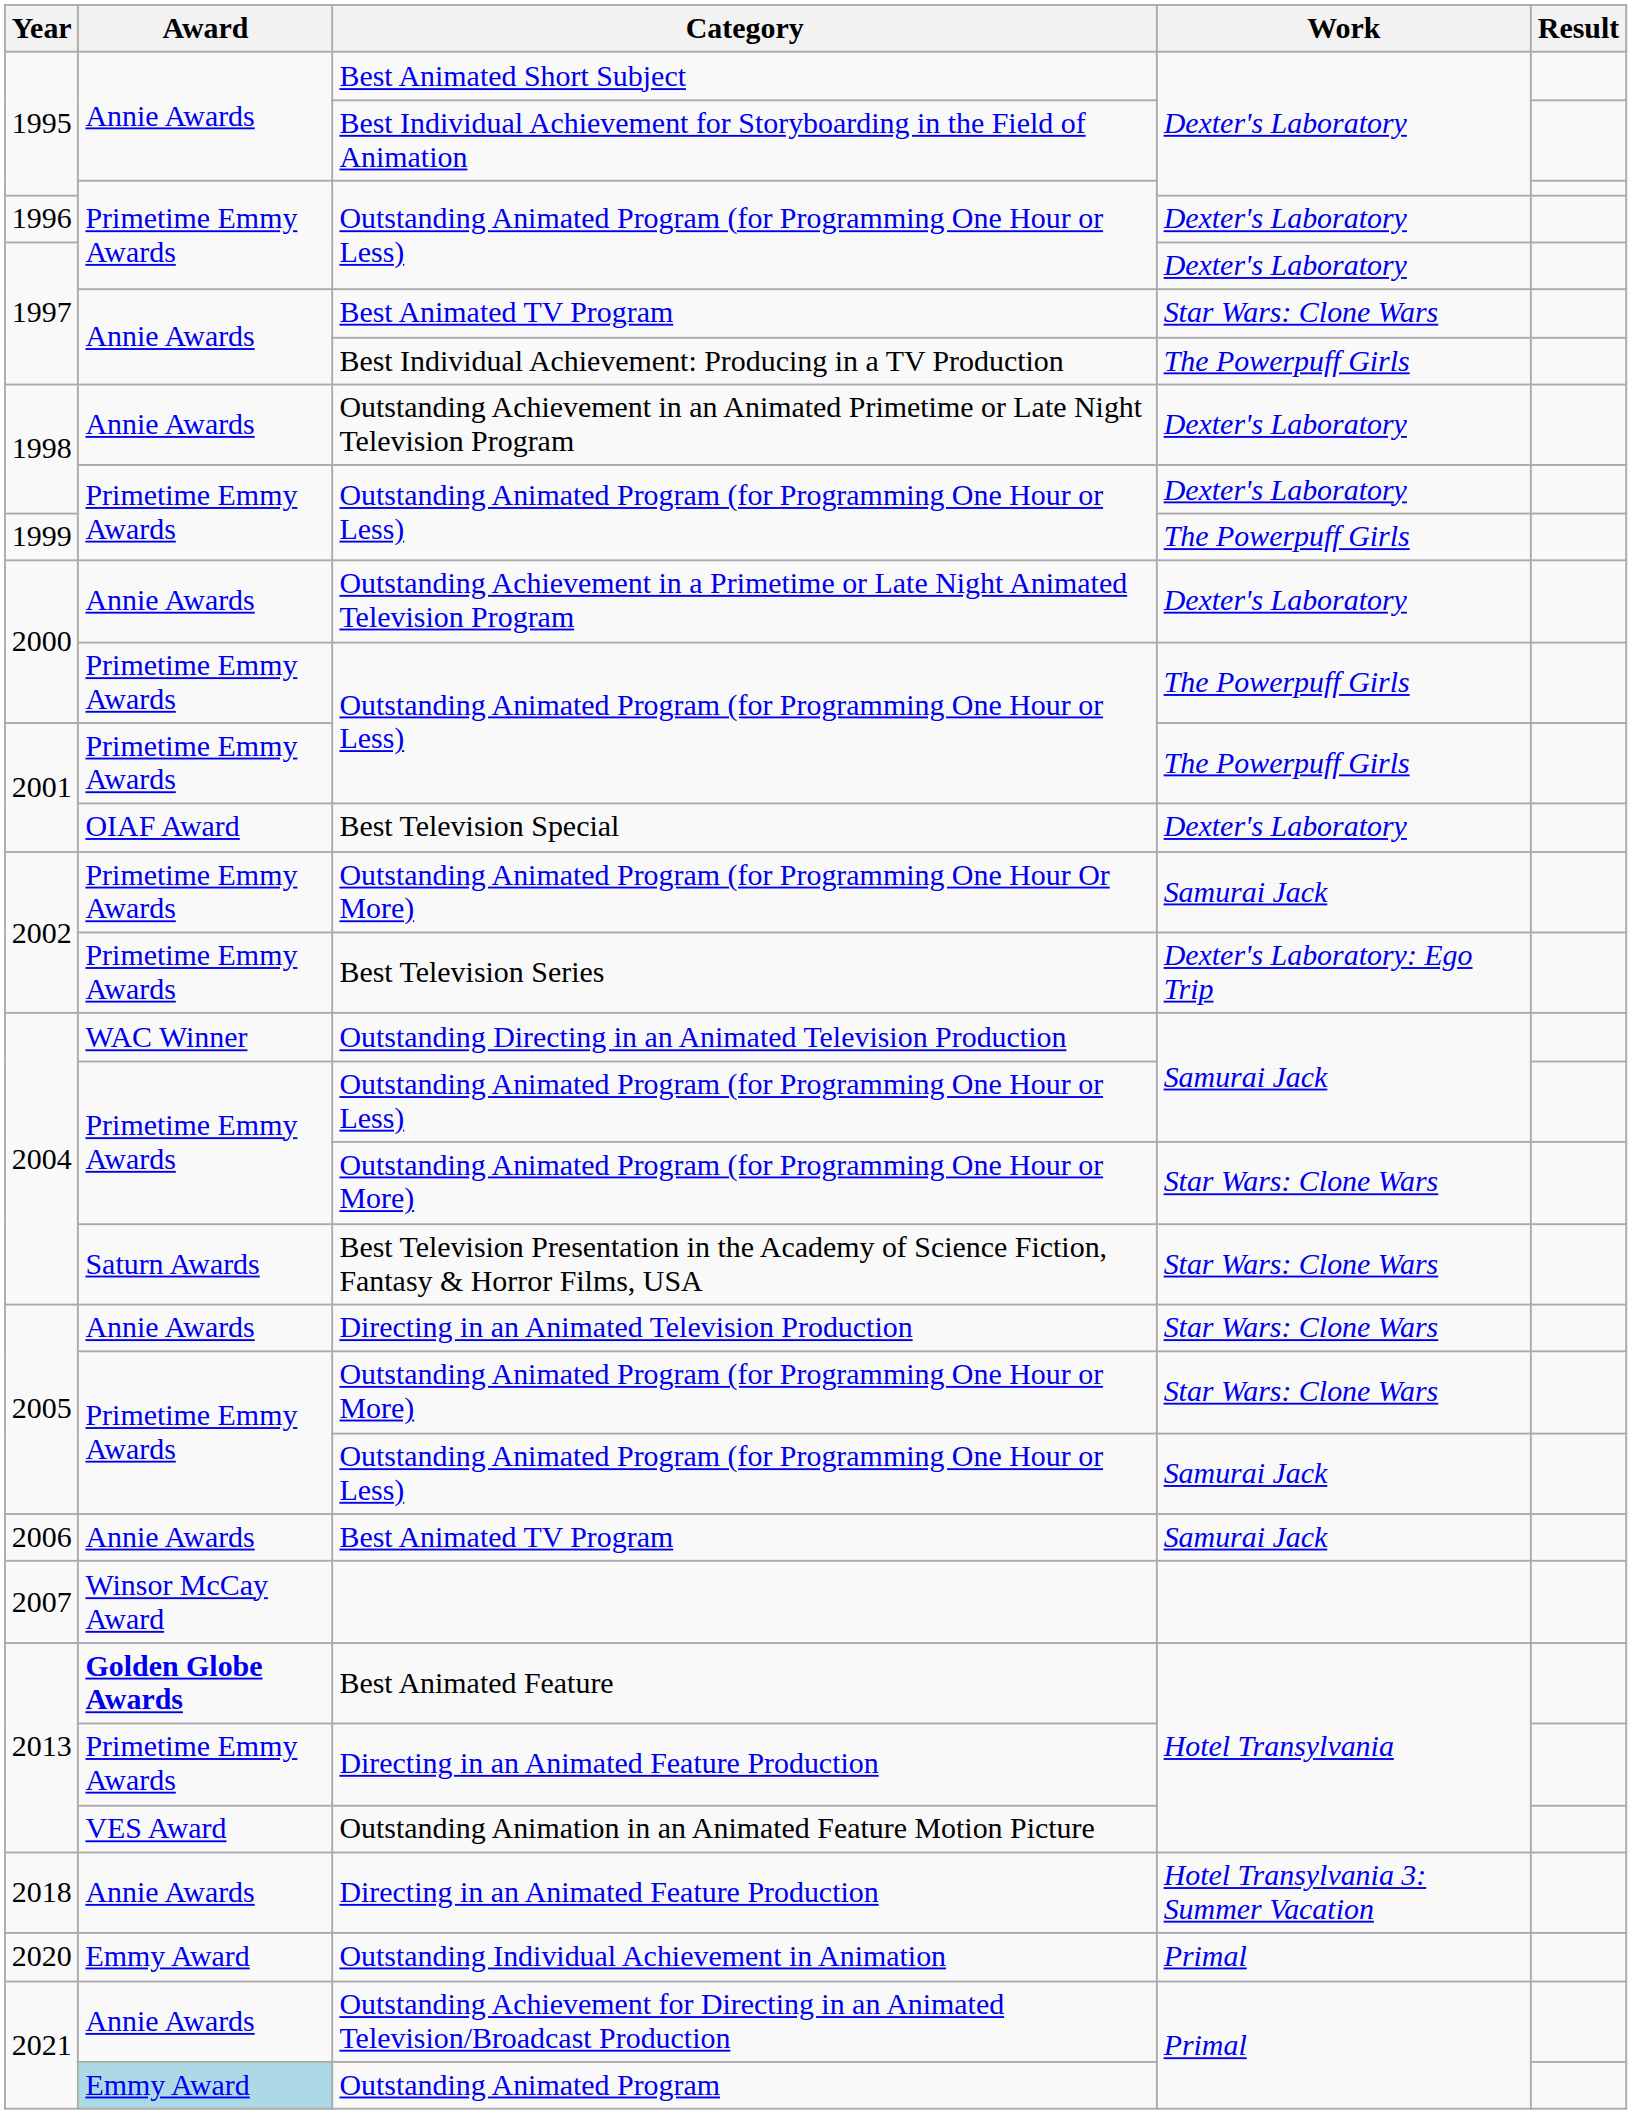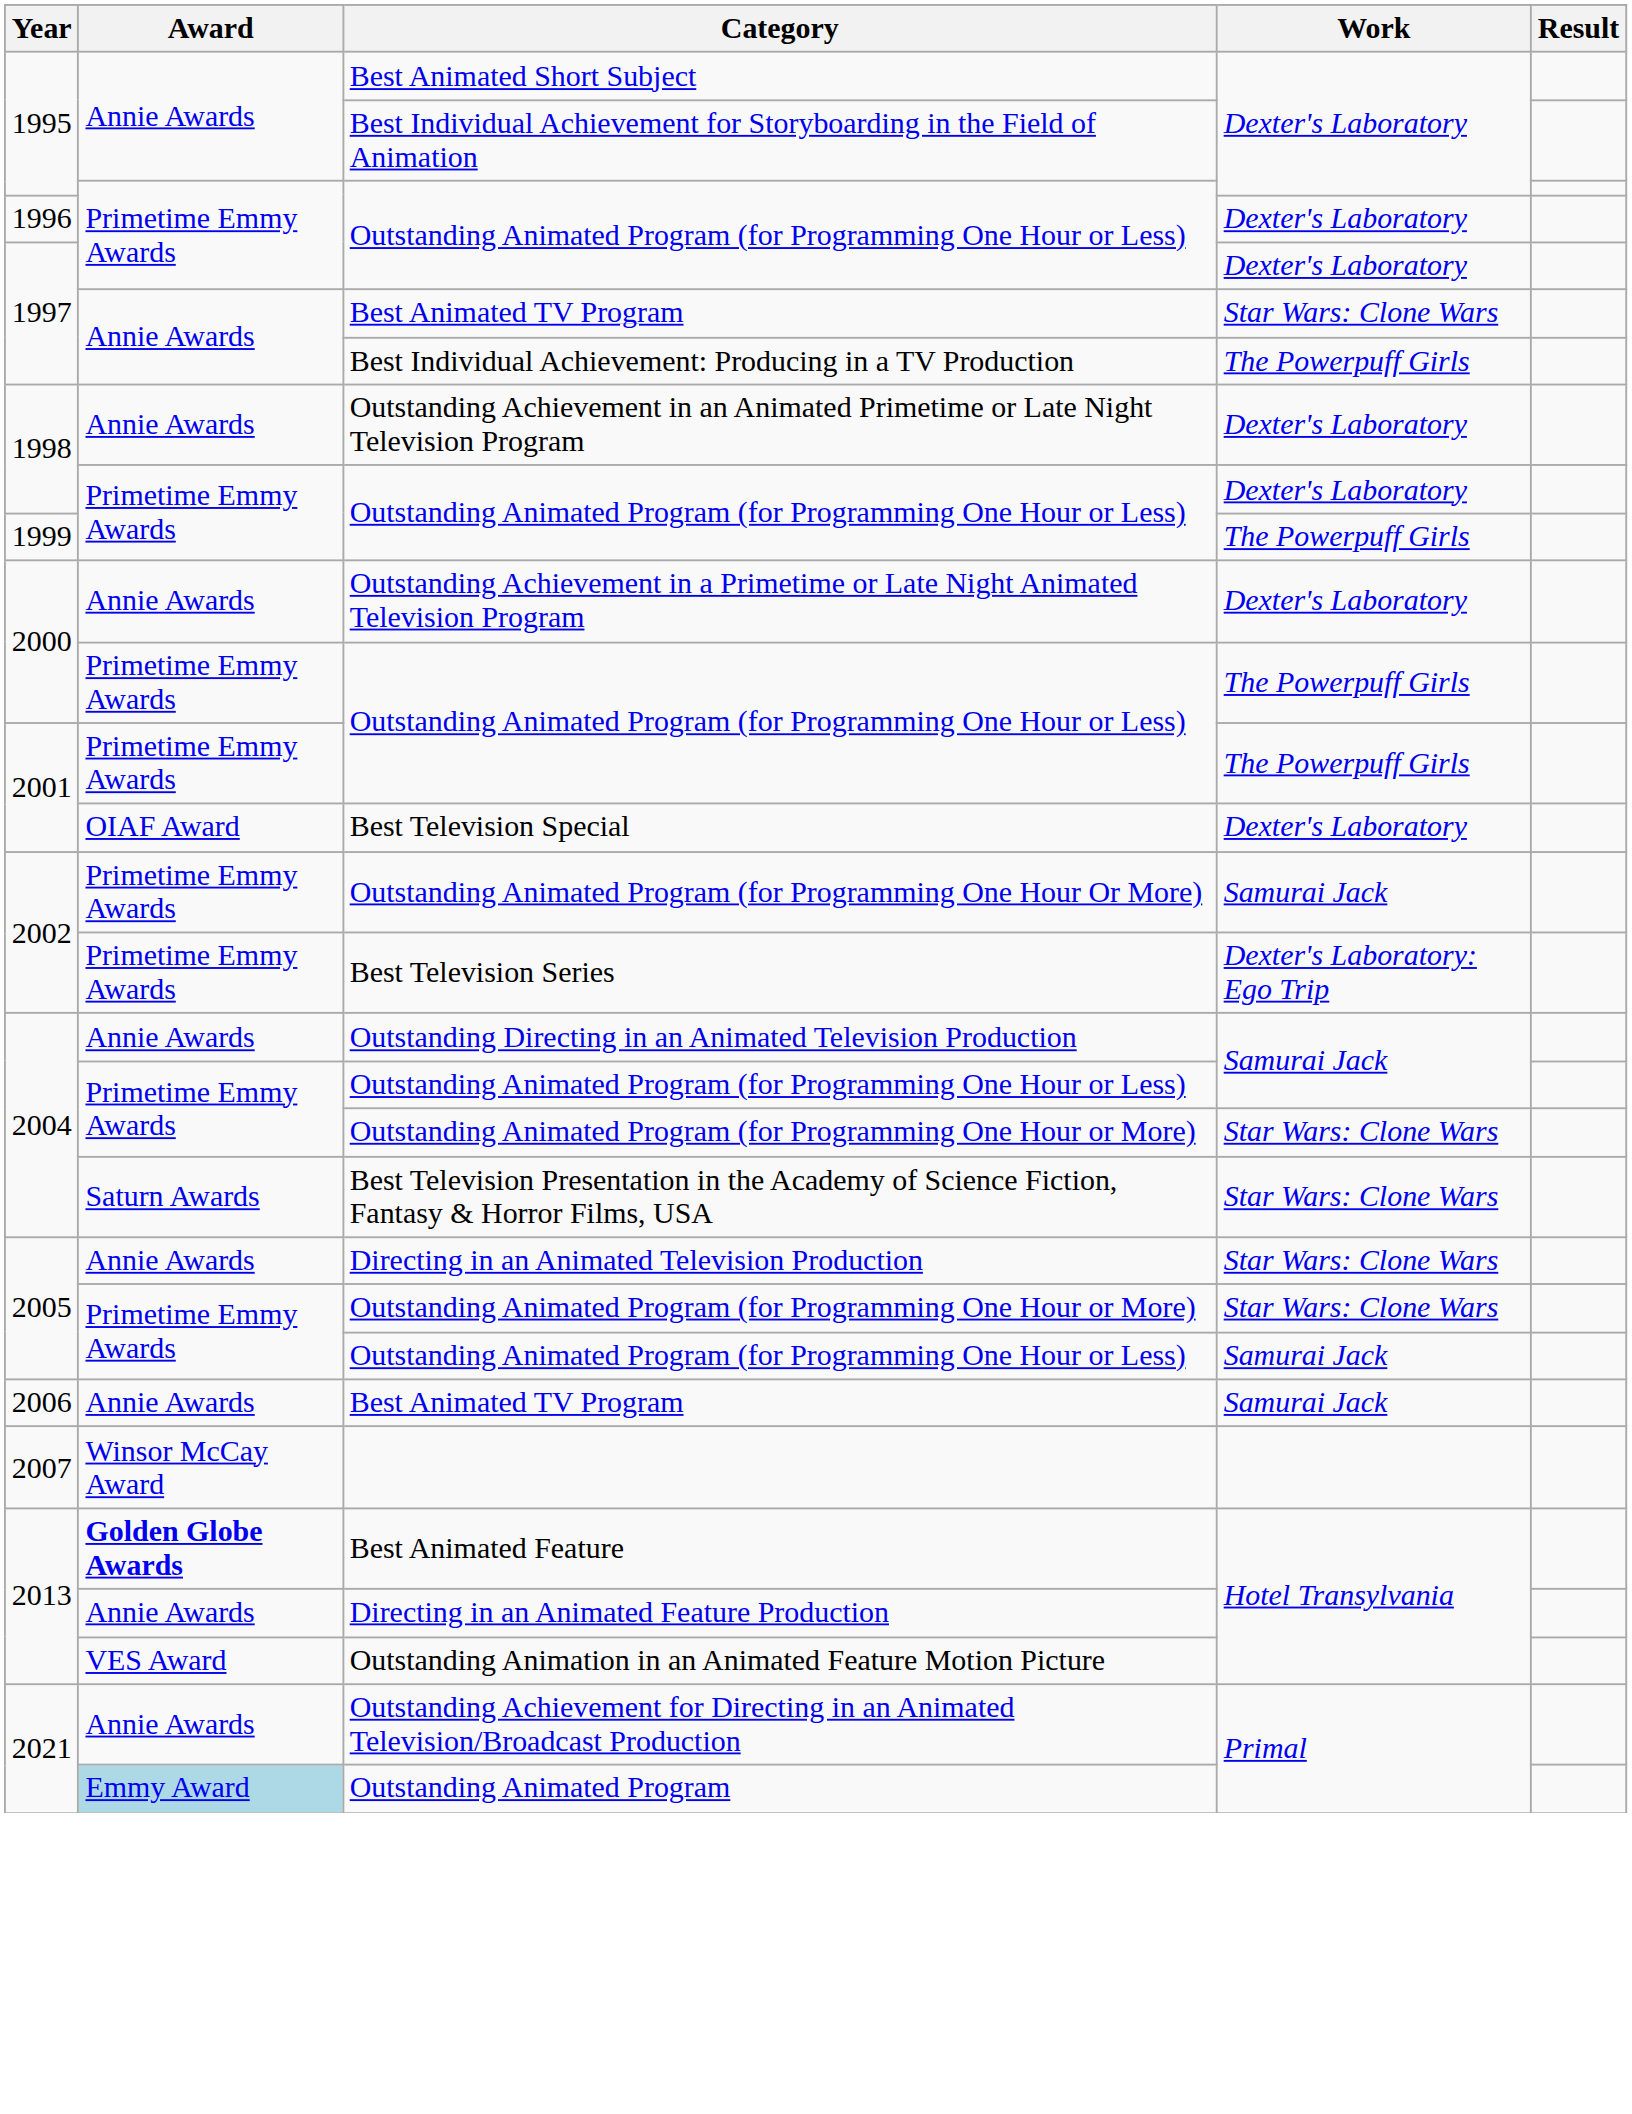(166, 1036) WAC Winner -> (170, 1036) Annie Awards
(191, 1763) Primetime Emmy Awards -> (170, 1612) Annie Awards
- row: (42, 1892)
- row: (42, 1956)
